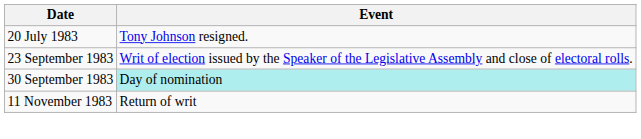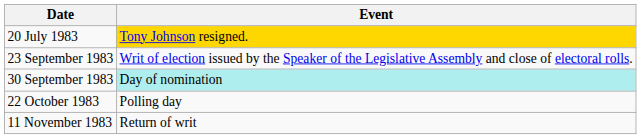(184, 36) no background -> (184, 36) gold background
+ row: (53, 101)
